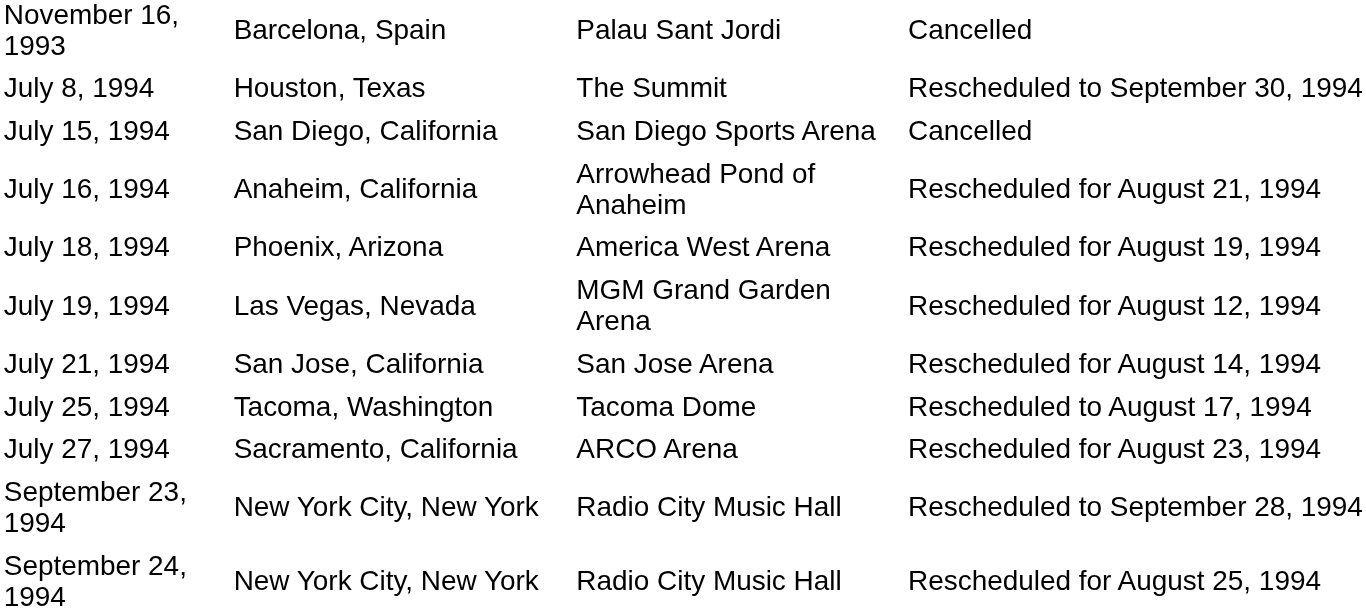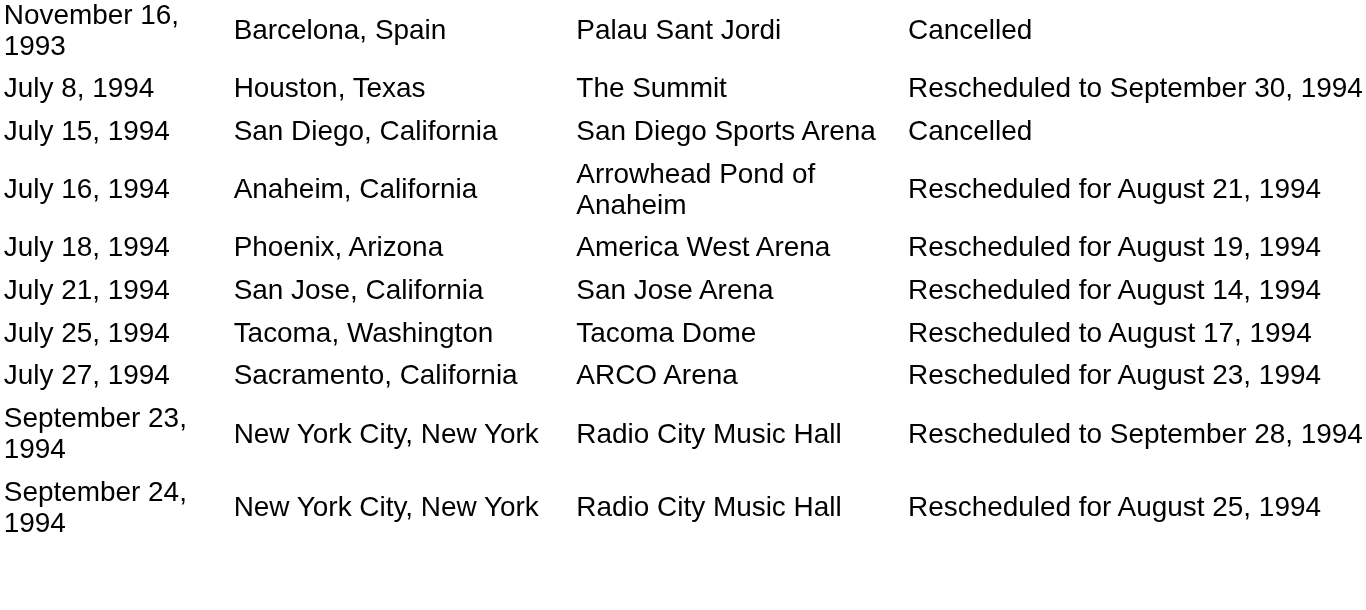- row: (87, 305)
